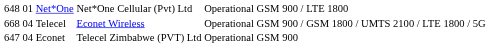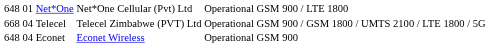(111, 23) Econet Wireless -> (139, 23) Telecel Zimbabwe (PVT) Ltd
(12, 38) 647 -> (12, 38) 648
(139, 38) Telecel Zimbabwe (PVT) Ltd -> (111, 38) Econet Wireless
